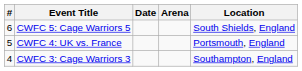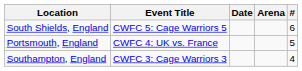columns swapped: (9, 12) <-> (244, 12)
